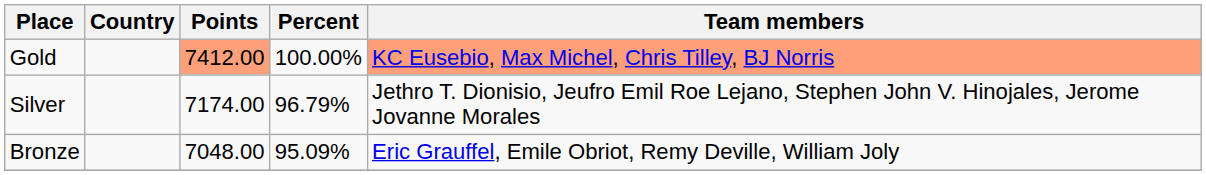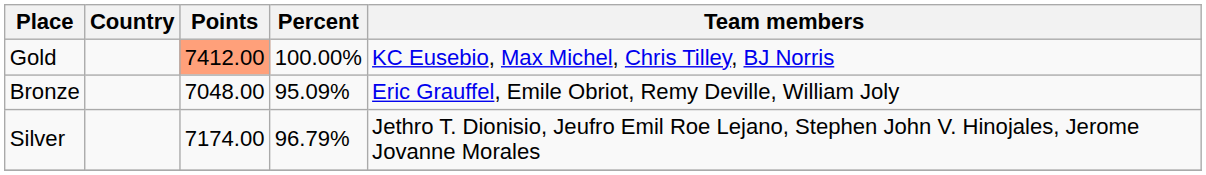(603, 57) lightsalmon background -> (603, 57) no background
rows swapped: (37, 104) <-> (45, 151)
